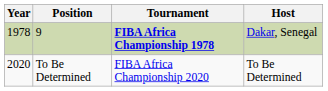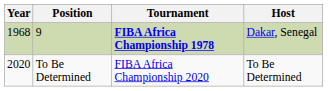(19, 32) 1978 -> (19, 32) 1968
